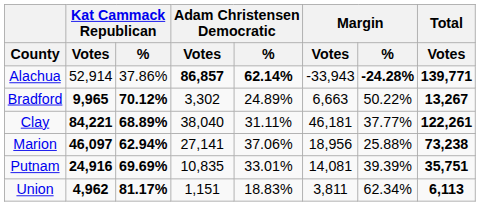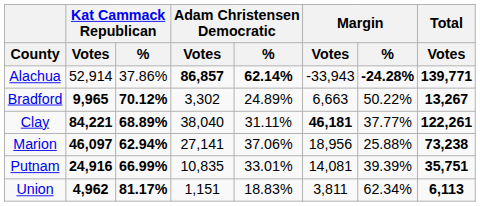(330, 122) normal -> (330, 122) bold
(143, 167) 69.69% -> (143, 167) 66.99%
